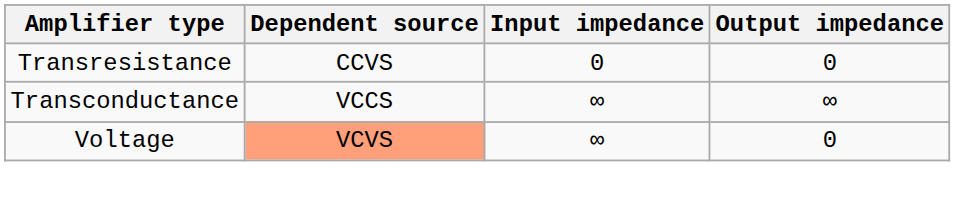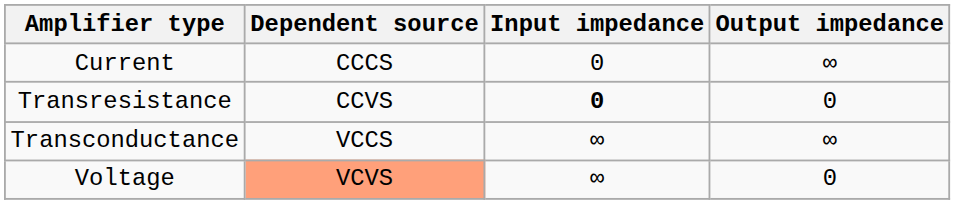+ row: (125, 63)
(597, 63) normal -> (597, 102) bold
